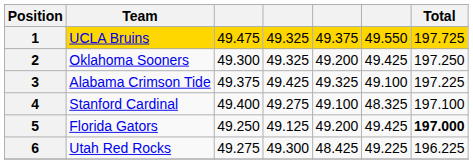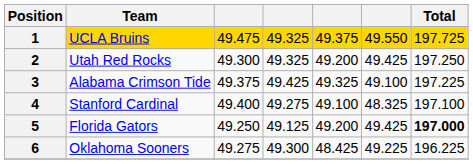(129, 60) Oklahoma Sooners -> (120, 60) Utah Red Rocks
(120, 149) Utah Red Rocks -> (129, 149) Oklahoma Sooners
